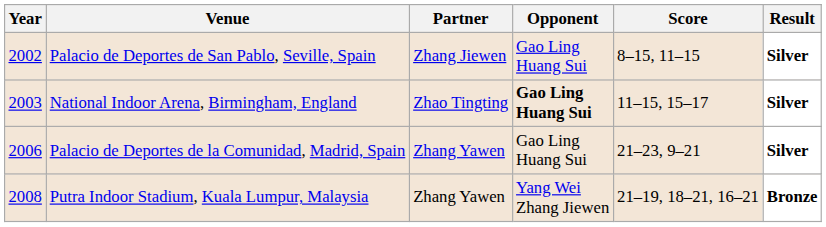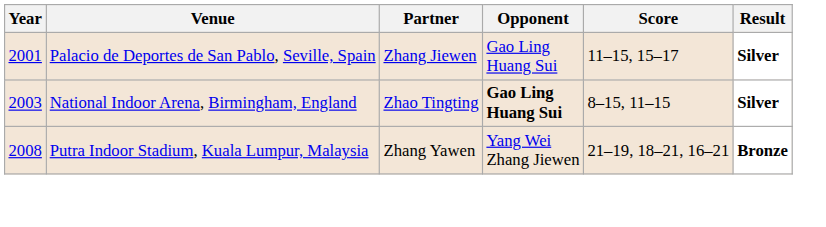(25, 56) 2002 -> (25, 56) 2001
(658, 56) 8–15, 11–15 -> (633, 56) 11–15, 15–17
(663, 103) 11–15, 15–17 -> (629, 103) 8–15, 11–15
- row: (228, 150)
